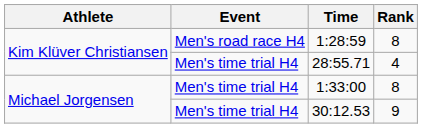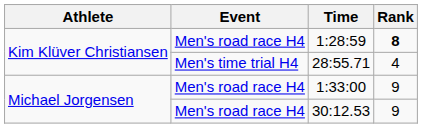(396, 40) normal -> (396, 40) bold
(236, 88) Men's time trial H4 -> (240, 88) Men's road race H4
(396, 88) 8 -> (396, 88) 9
(236, 111) Men's time trial H4 -> (240, 111) Men's road race H4
